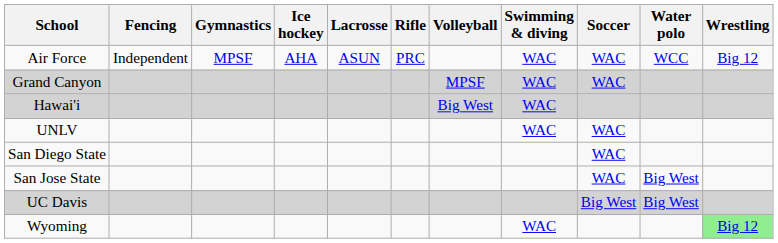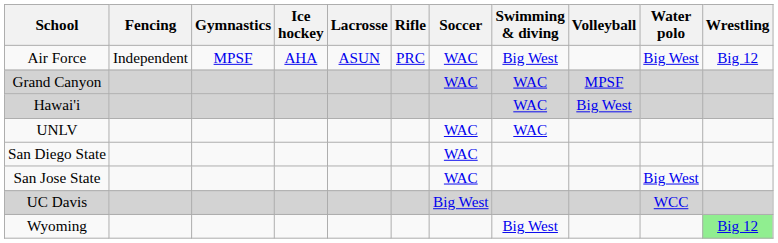columns swapped: (609, 25) <-> (465, 25)
(539, 57) WAC -> (530, 57) Big West
(671, 57) WCC -> (671, 57) Big West
(671, 202) Big West -> (671, 202) WCC
(539, 226) WAC -> (530, 226) Big West
